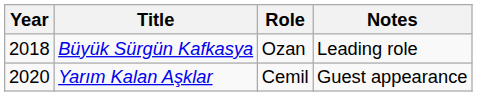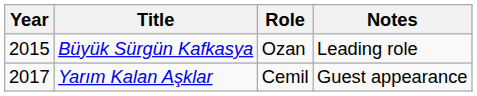(29, 48) 2018 -> (29, 48) 2015
(29, 77) 2020 -> (29, 77) 2017
